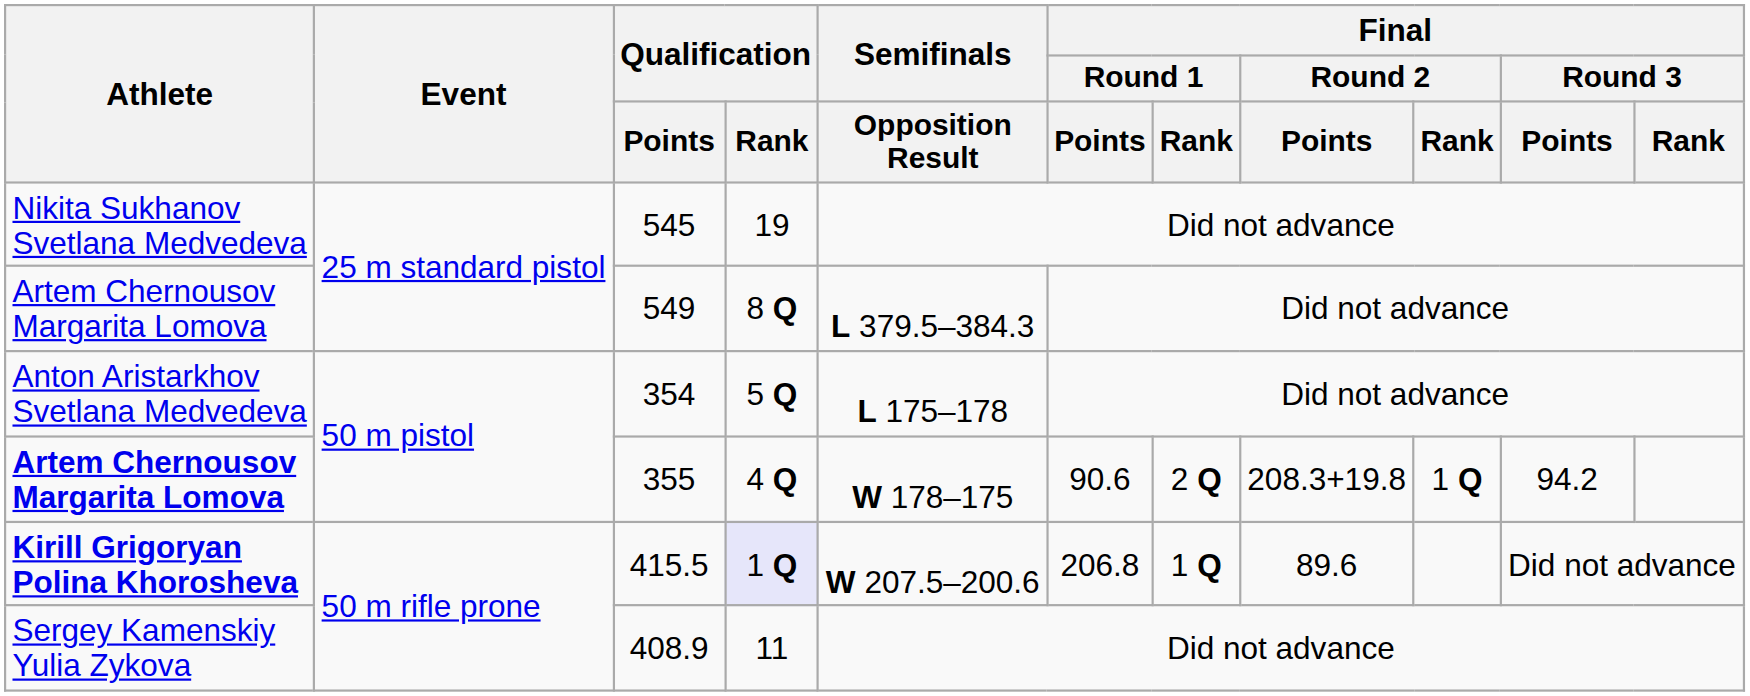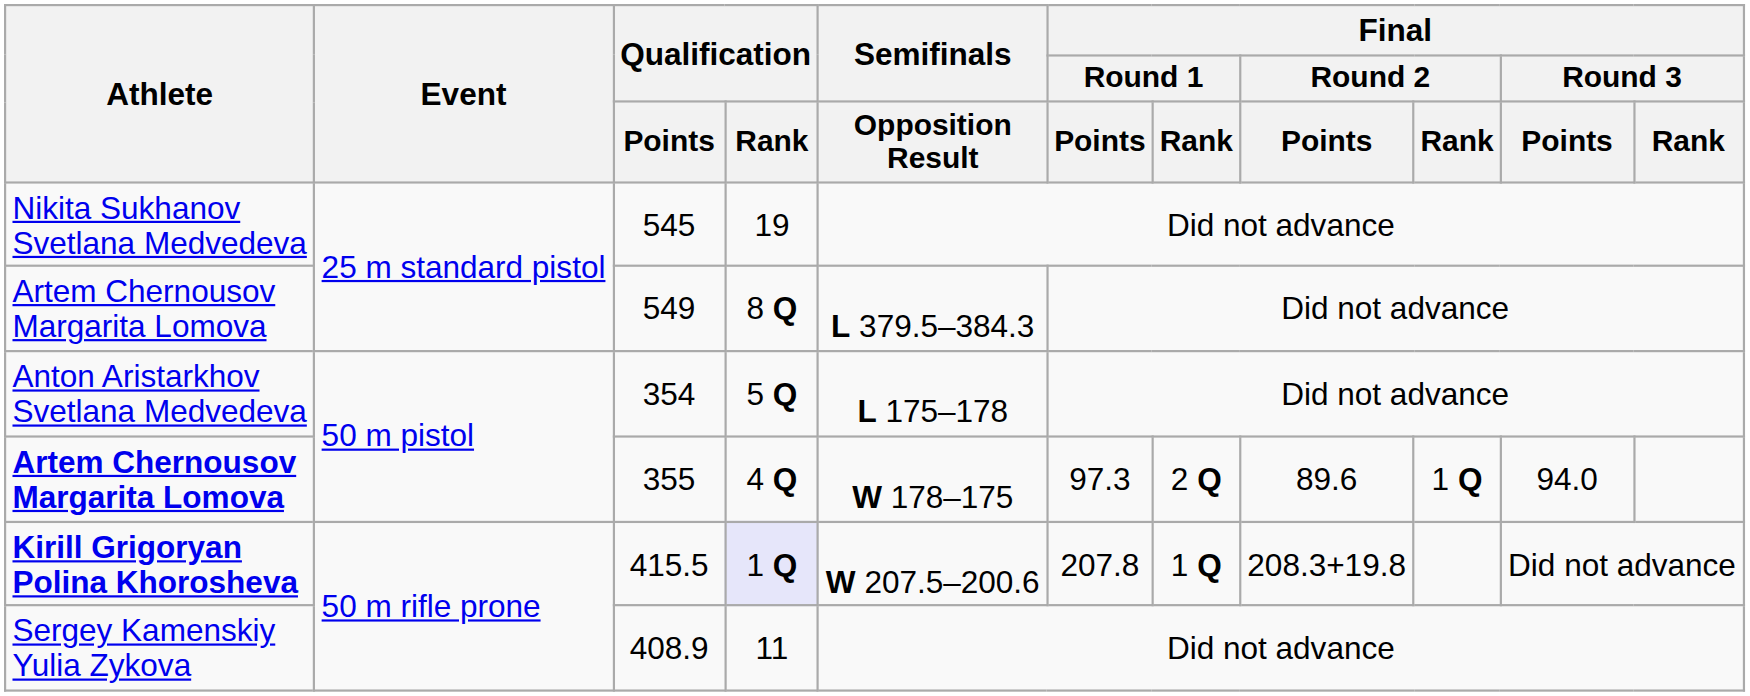(1100, 479) 90.6 -> (1100, 479) 97.3
(1327, 479) 208.3+19.8 -> (1327, 479) 89.6
(1567, 479) 94.2 -> (1567, 479) 94.0
(1100, 564) 206.8 -> (1100, 564) 207.8
(1327, 564) 89.6 -> (1327, 564) 208.3+19.8
